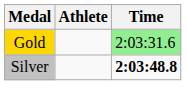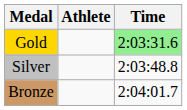(146, 67) bold -> (148, 67) normal
+ row: (31, 92)
